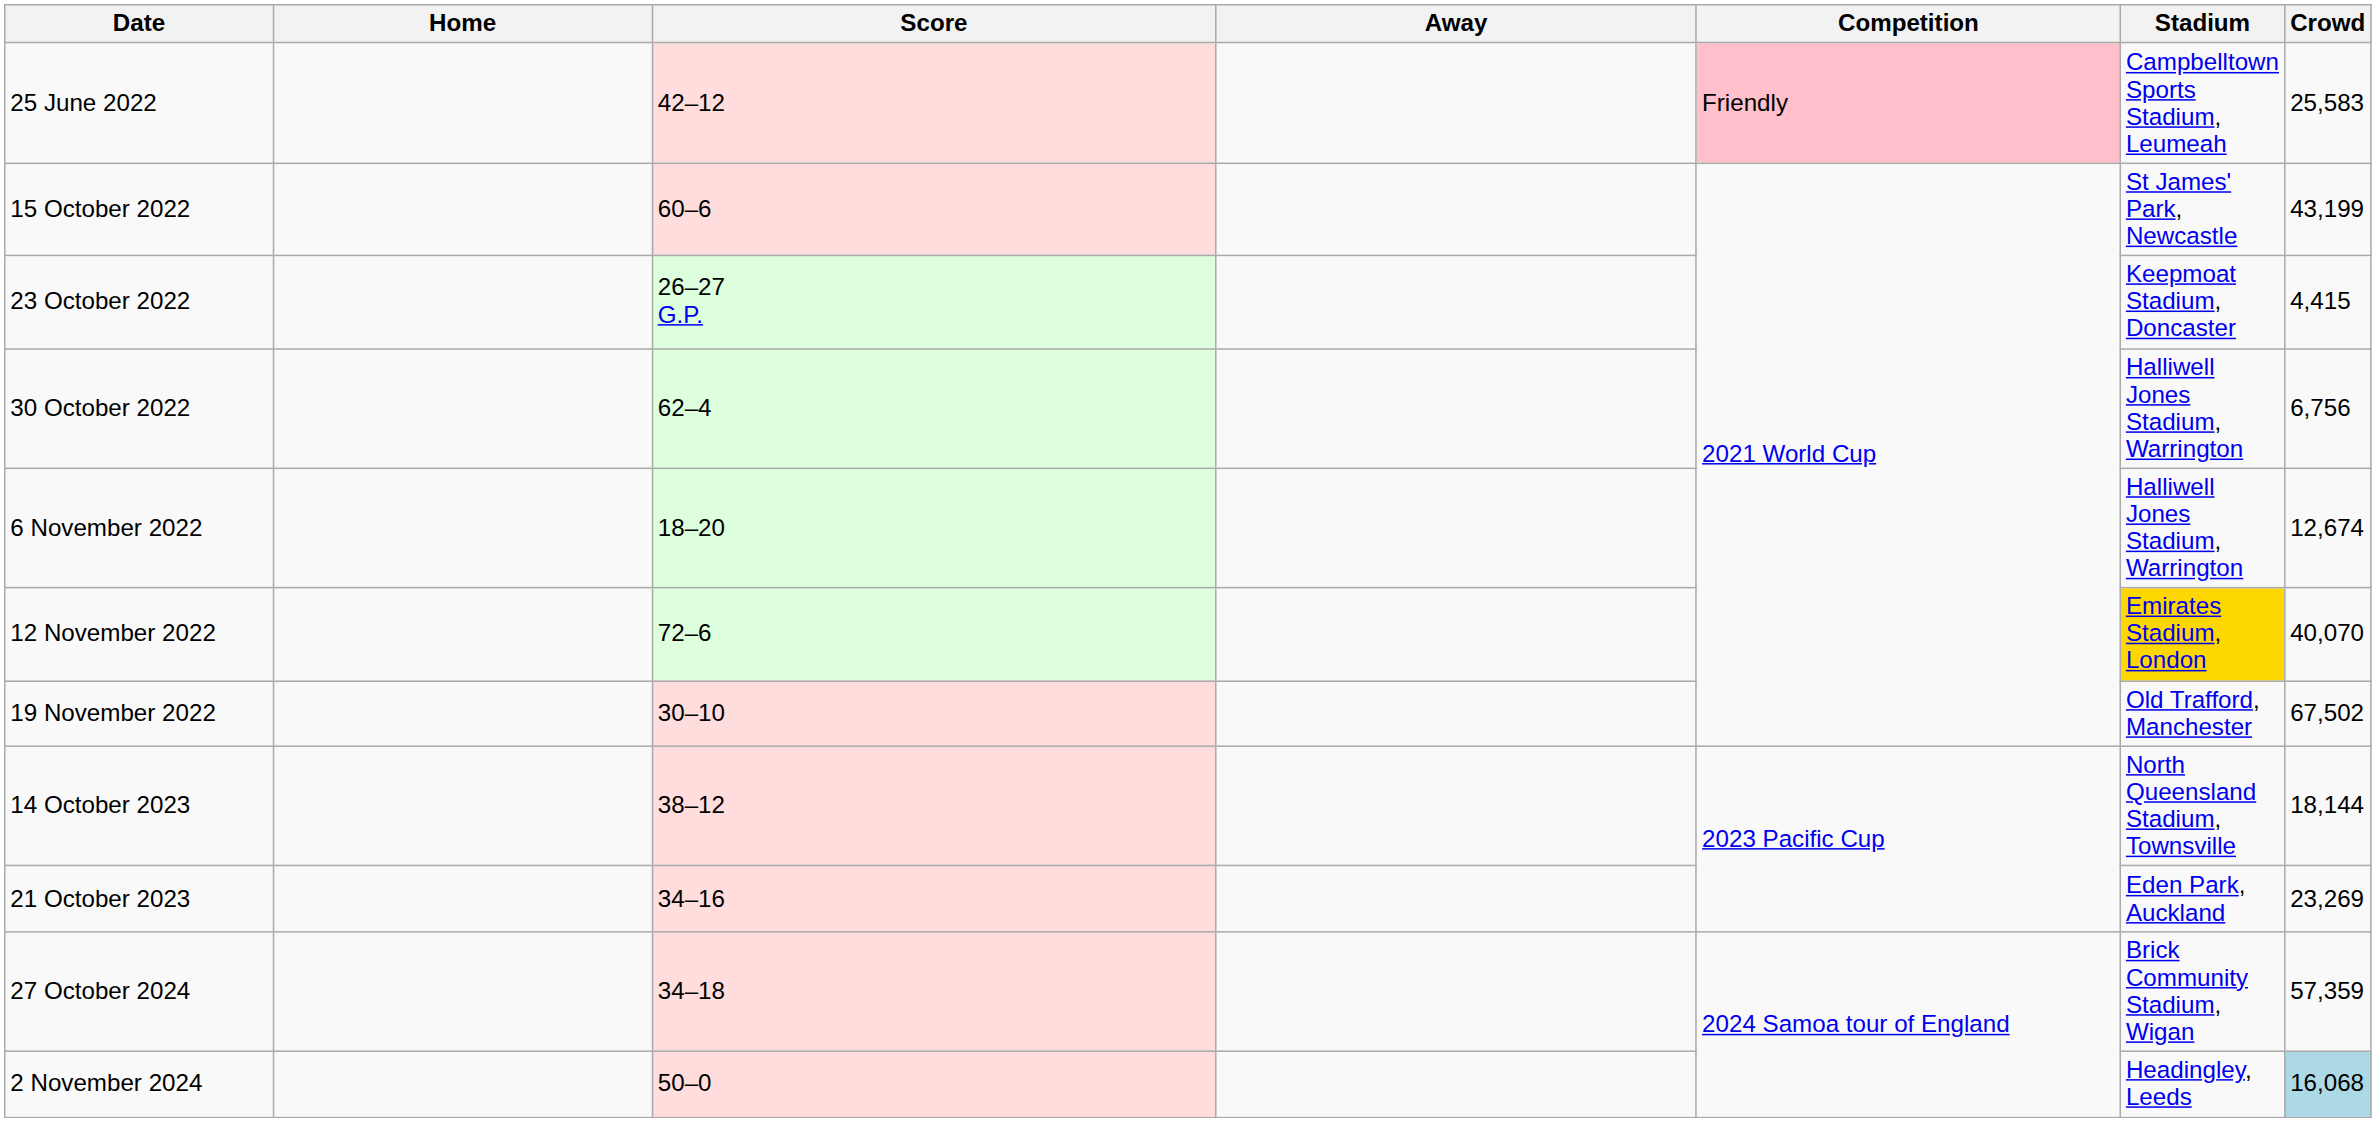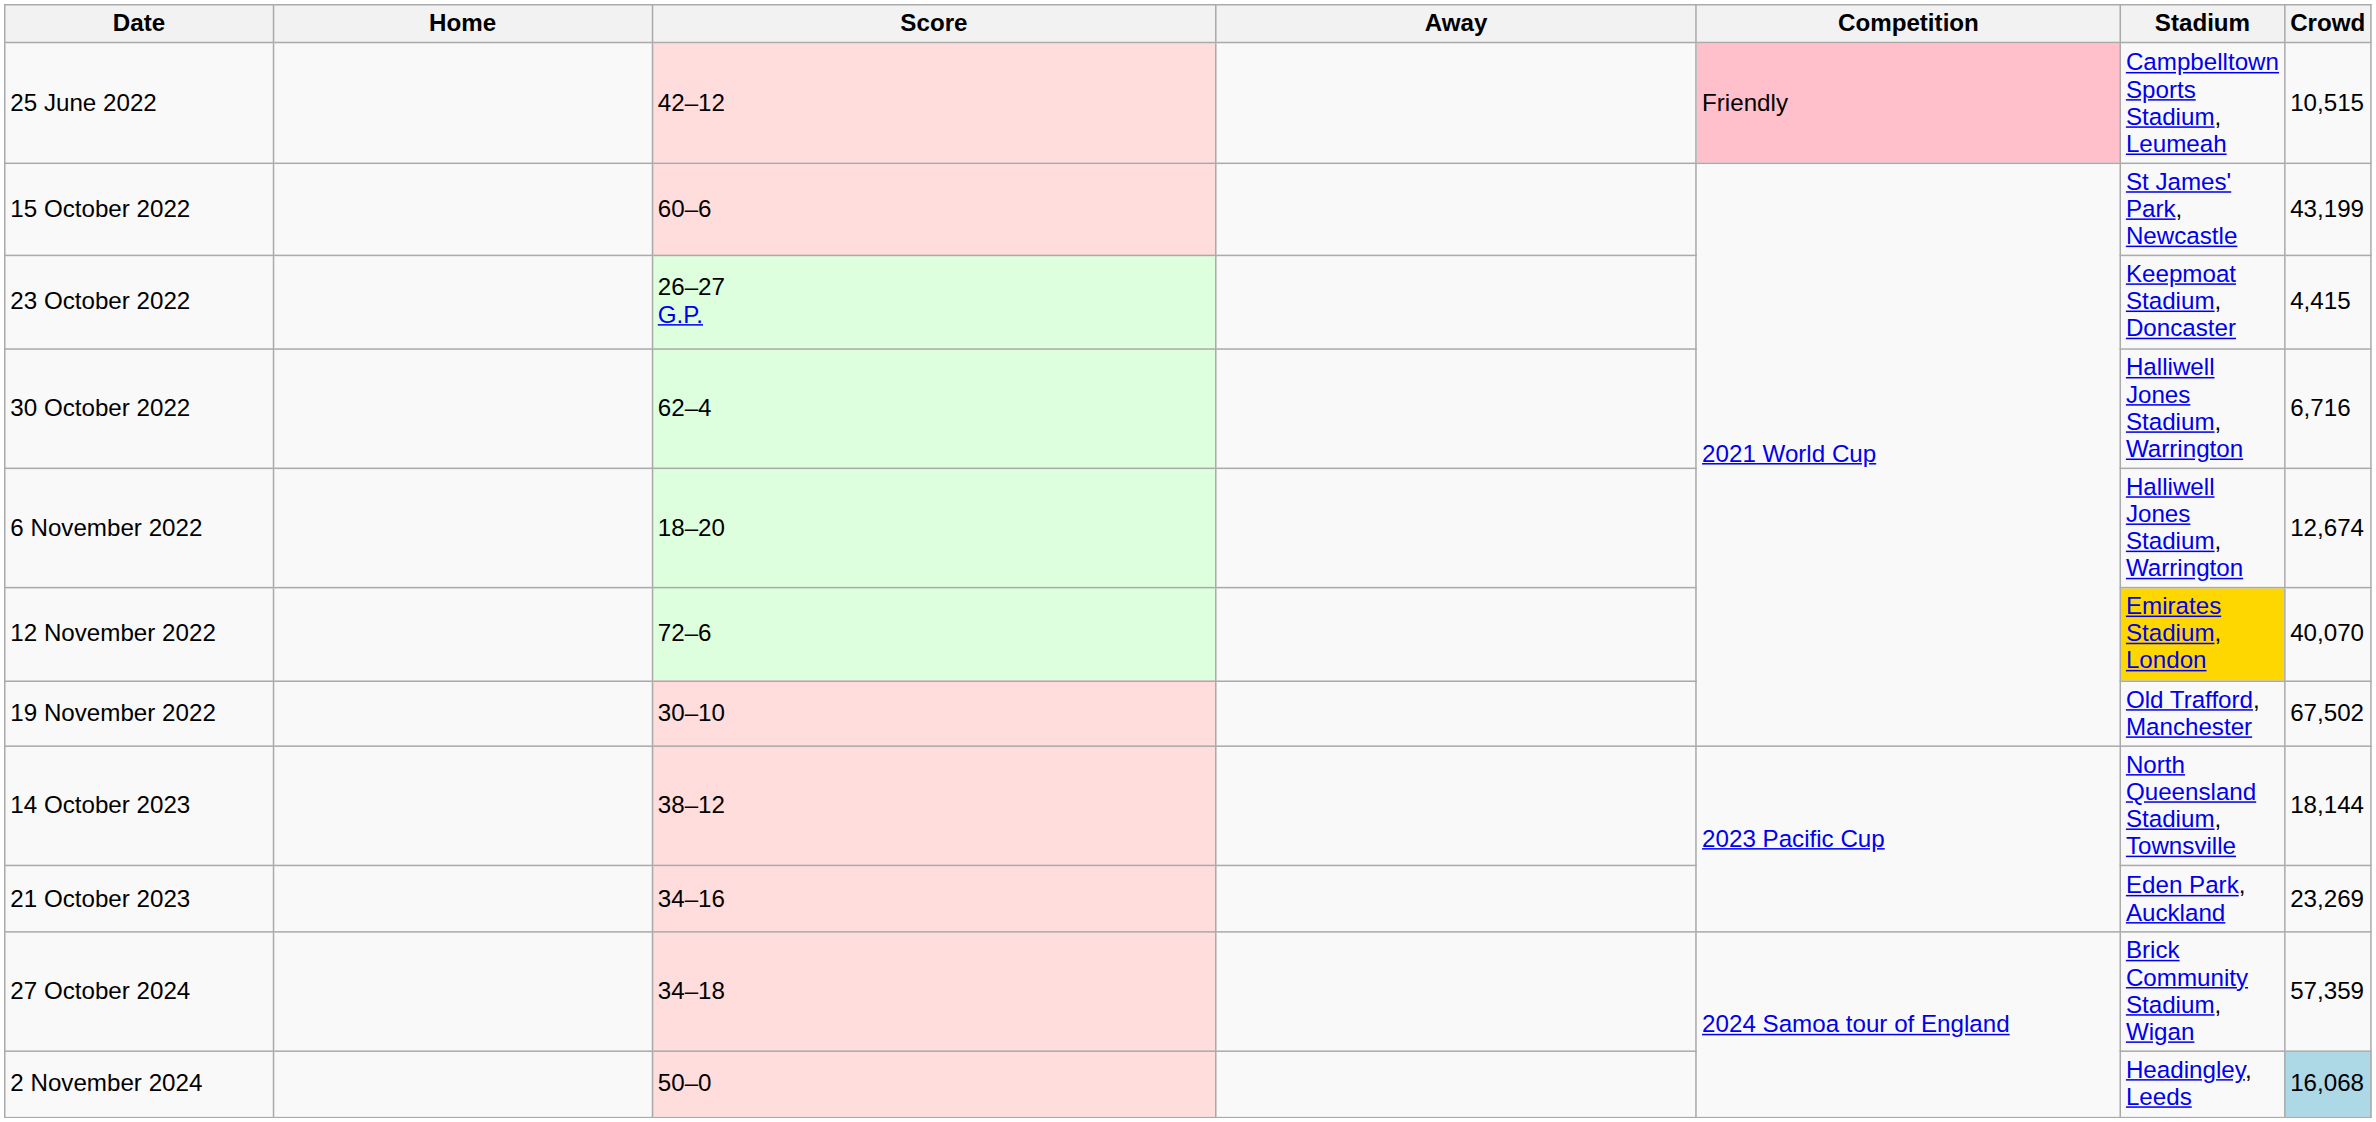(2327, 102) 25,583 -> (2327, 102) 10,515
(2320, 407) 6,756 -> (2320, 407) 6,716
